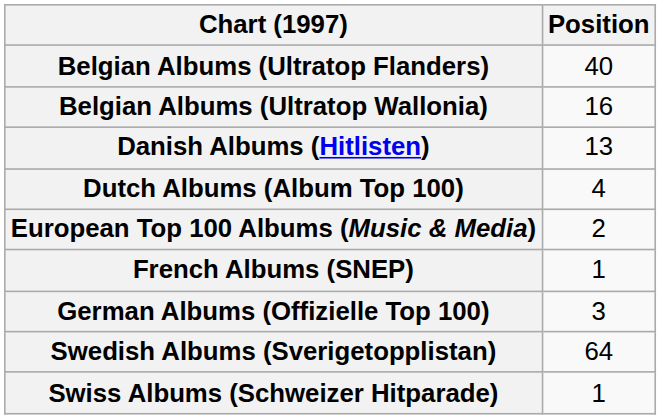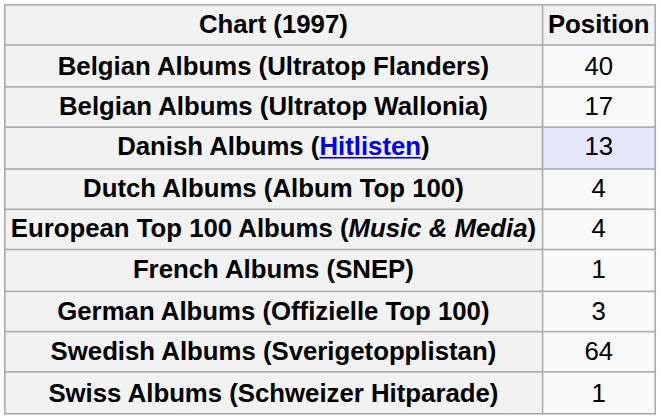(599, 106) 16 -> (599, 106) 17
(599, 147) no background -> (599, 147) lavender background
(599, 229) 2 -> (599, 229) 4
